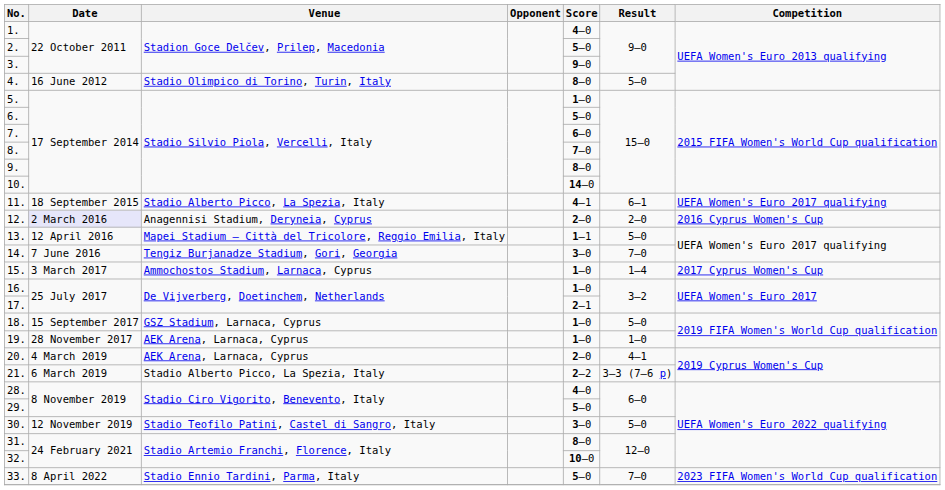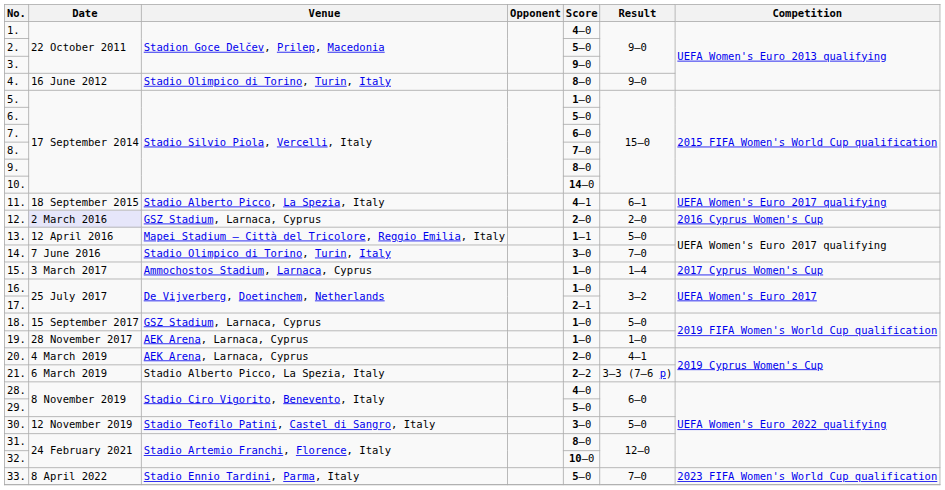(637, 82) 5–0 -> (637, 82) 9–0
(258, 219) Anagennisi Stadium, Deryneia, Cyprus -> (232, 219) GSZ Stadium, Larnaca, Cyprus
(271, 253) Tengiz Burjanadze Stadium, Gori, Georgia -> (267, 253) Stadio Olimpico di Torino, Turin, Italy
